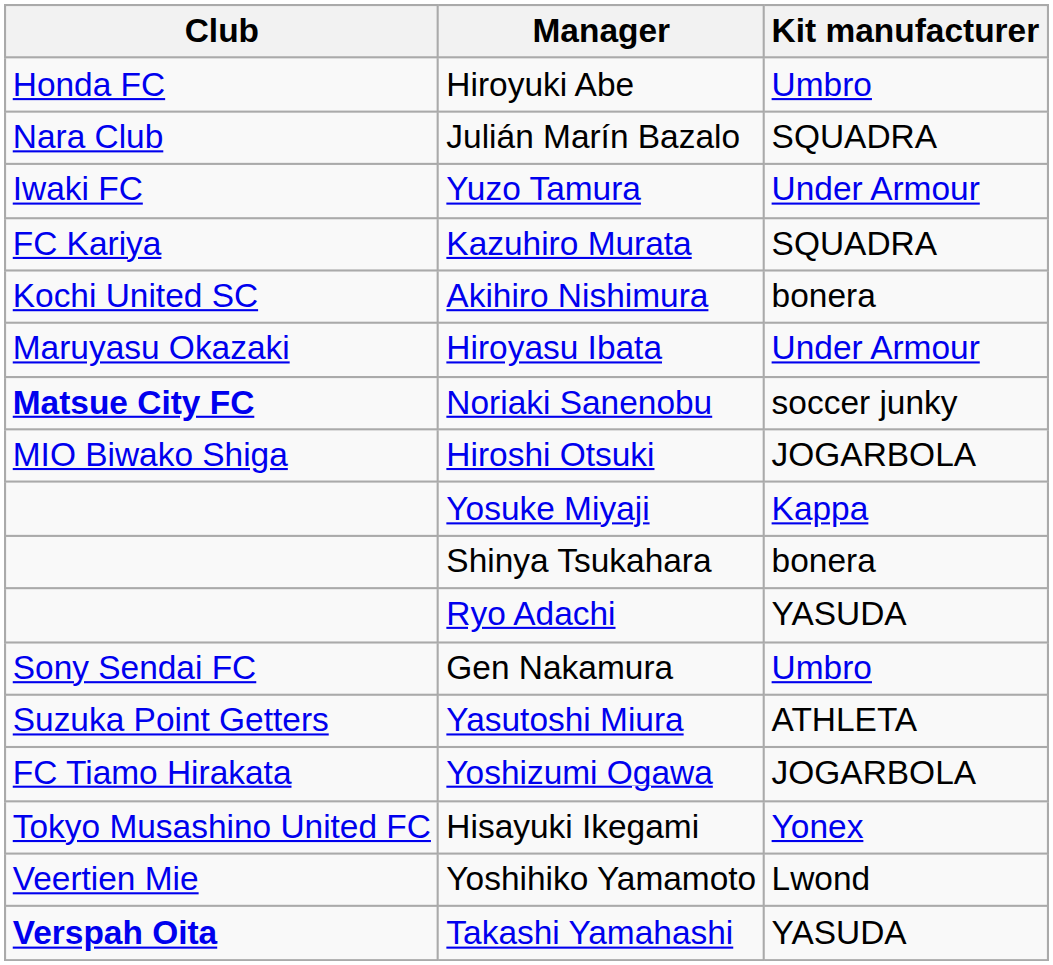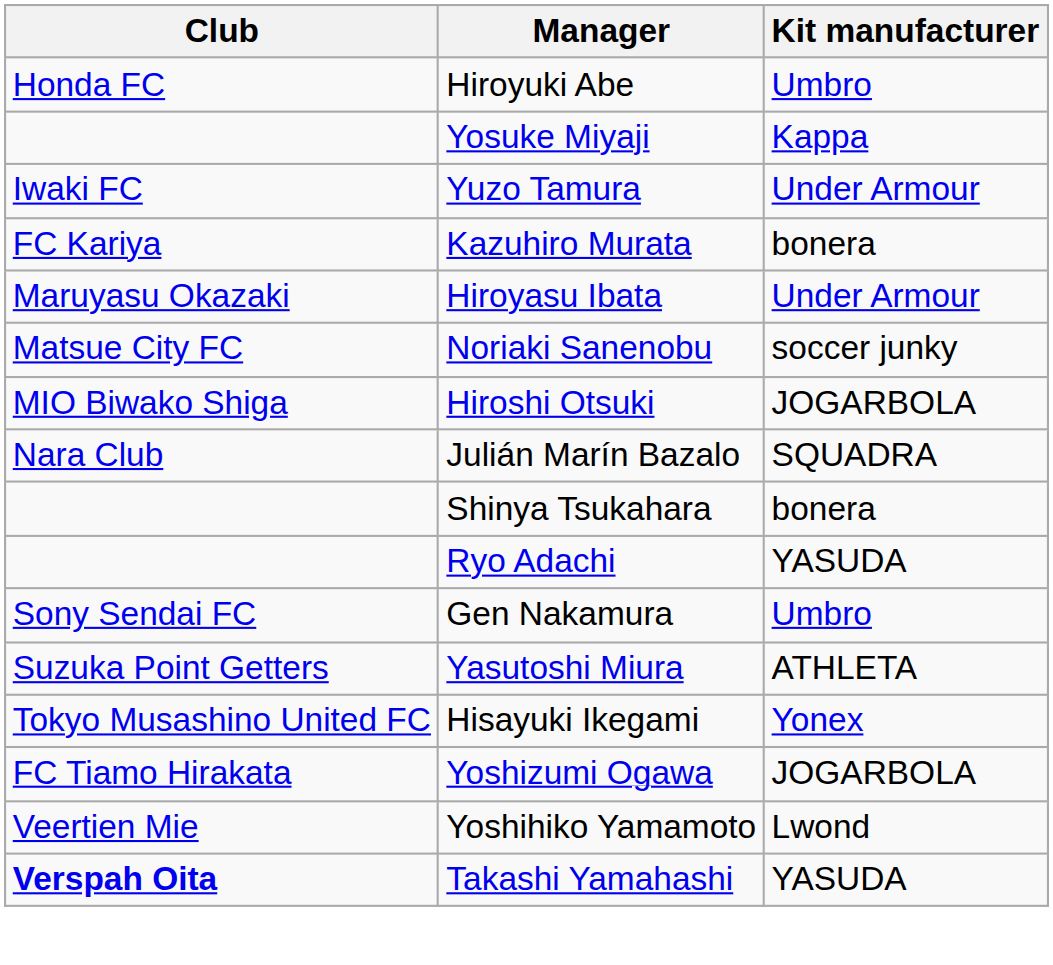rows swapped: (548, 508) <-> (593, 137)
(854, 243) SQUADRA -> (824, 243) bonera
- row: (577, 296)
(134, 402) bold -> (128, 349) normal
rows swapped: (580, 773) <-> (573, 826)
